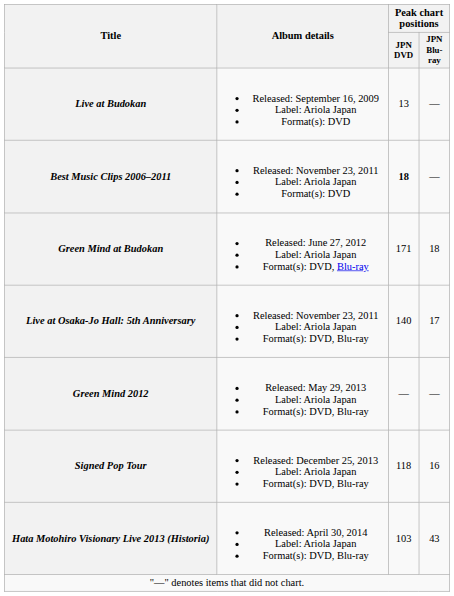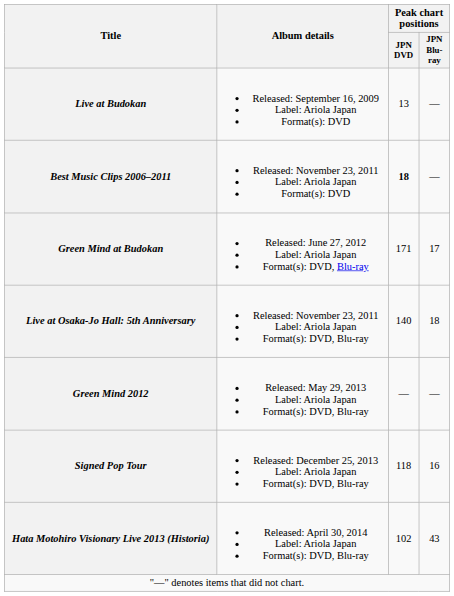(434, 249) 18 -> (434, 249) 17
(434, 321) 17 -> (434, 321) 18
(404, 538) 103 -> (404, 538) 102
